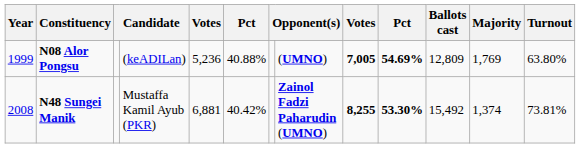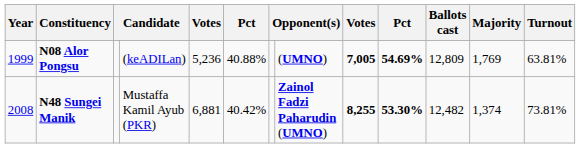(547, 58) 63.80% -> (547, 58) 63.81%
(446, 110) 15,492 -> (446, 110) 12,482
